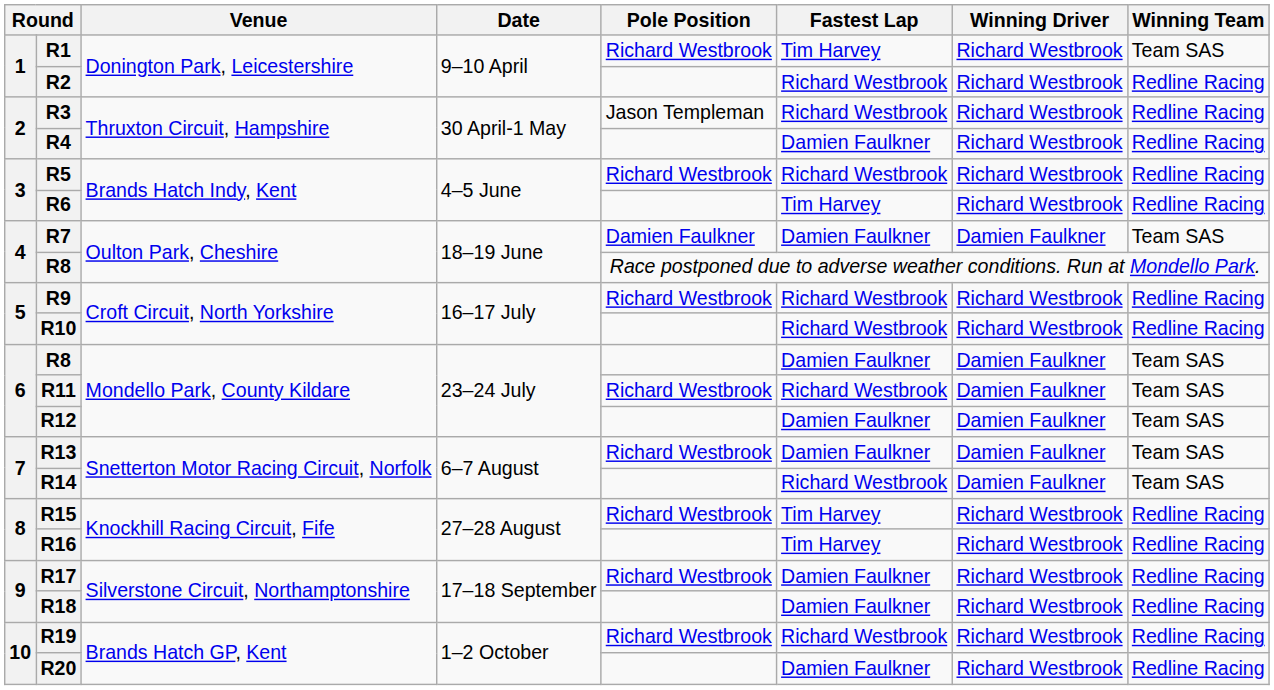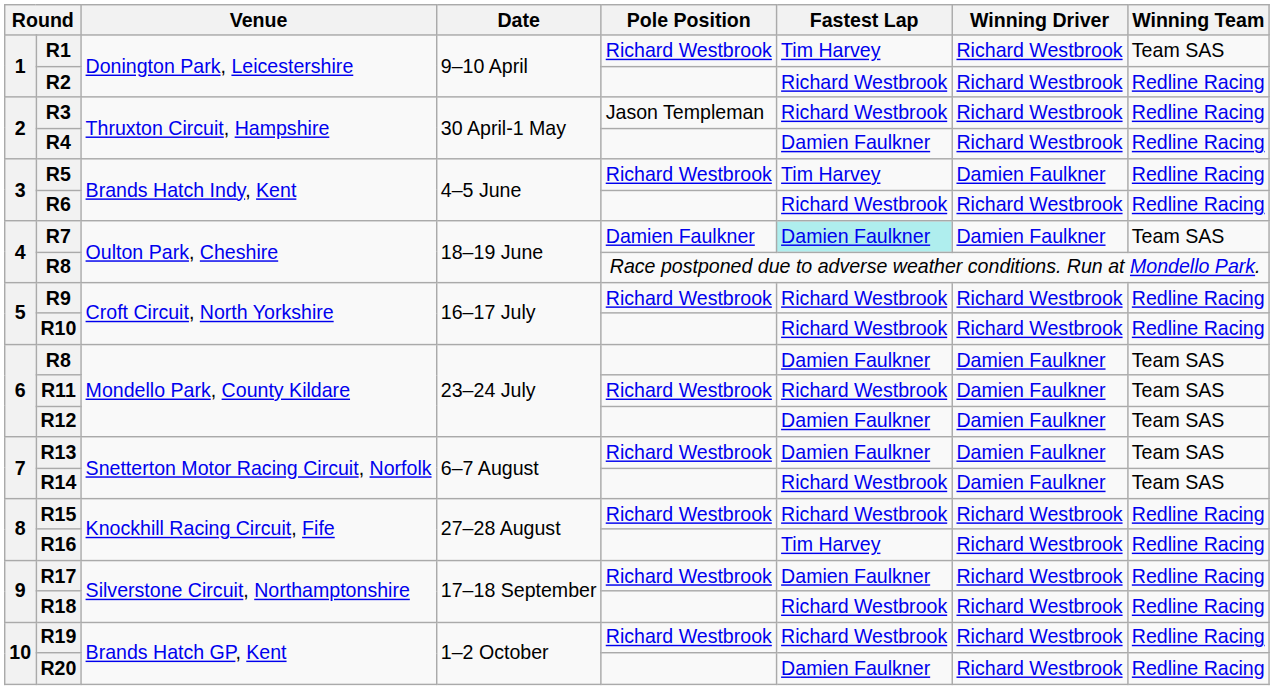(864, 174) Richard Westbrook -> (831, 174) Tim Harvey
(1040, 174) Richard Westbrook -> (1031, 174) Damien Faulkner
(831, 205) Tim Harvey -> (864, 205) Richard Westbrook
(856, 236) no background -> (856, 236) paleturquoise background
(831, 514) Tim Harvey -> (864, 514) Richard Westbrook
(856, 606) Damien Faulkner -> (864, 606) Richard Westbrook
